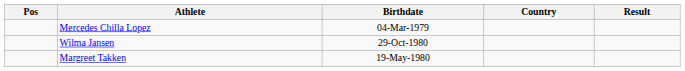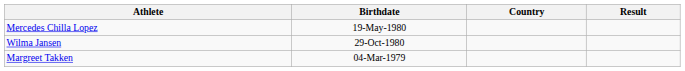- column: (31, 12)
(403, 27) 04-Mar-1979 -> (379, 27) 19-May-1980
(403, 58) 19-May-1980 -> (379, 58) 04-Mar-1979
